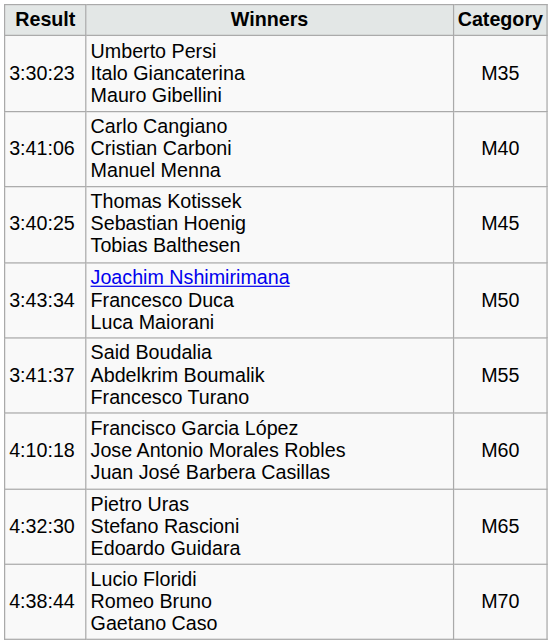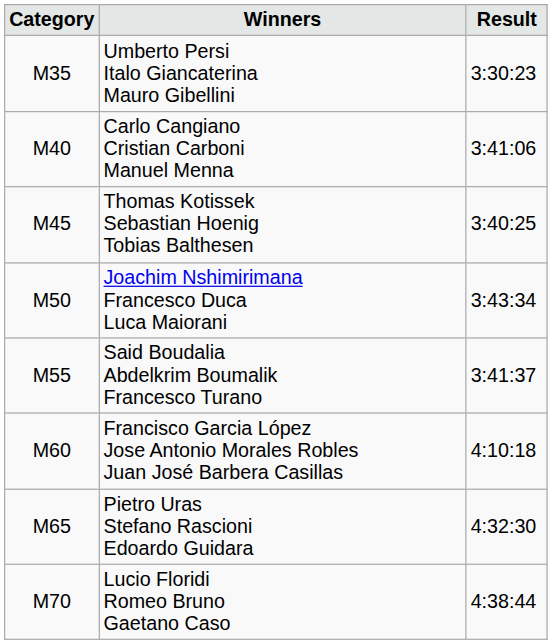columns swapped: (500, 20) <-> (45, 20)
